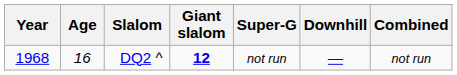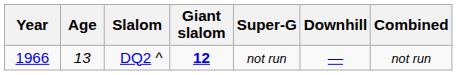(32, 57) 1968 -> (32, 57) 1966
(82, 57) 16 -> (82, 57) 13
